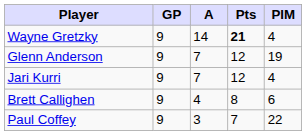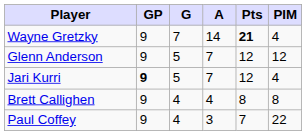+ column: (186, 15)
(275, 57) 19 -> (279, 57) 12
(160, 78) normal -> (143, 78) bold
(271, 99) 6 -> (275, 99) 8
